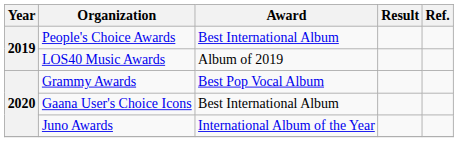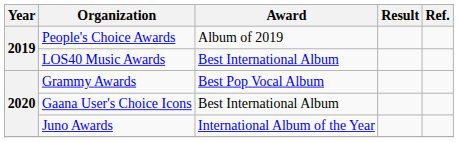(268, 37) Best International Album -> (241, 37) Album of 2019
(241, 59) Album of 2019 -> (268, 59) Best International Album
